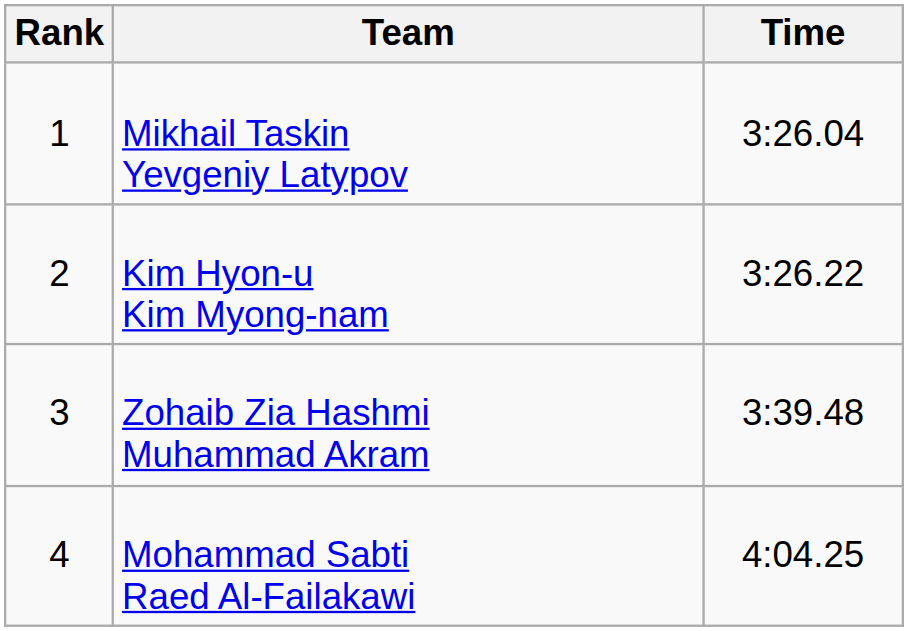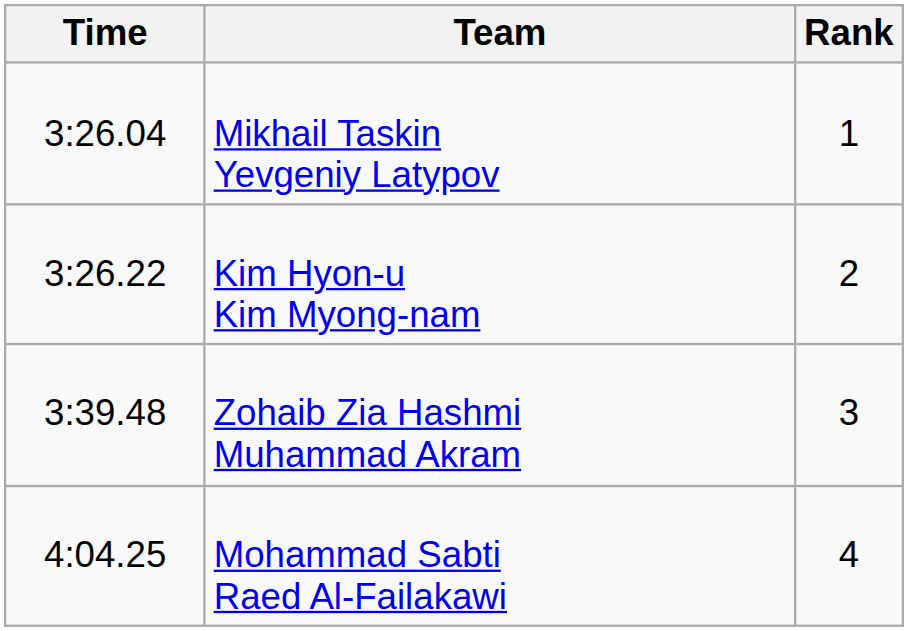columns swapped: (59, 33) <-> (803, 33)
